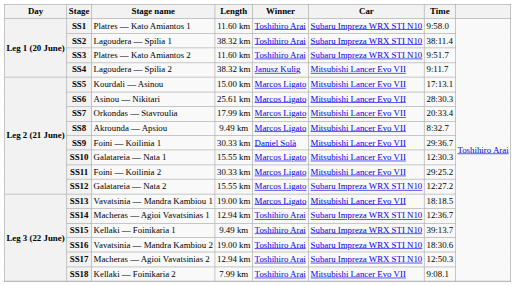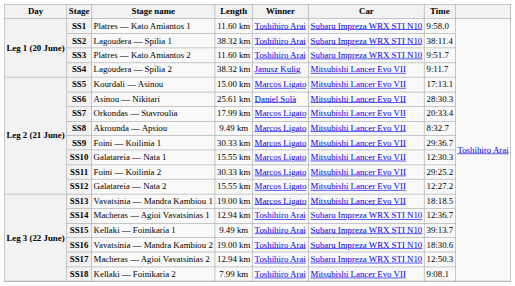(280, 98) Marcos Ligato -> (275, 98) Daniel Solà
(275, 142) Daniel Solà -> (280, 142) Marcos Ligato
(366, 186) Subaru Impreza WRX STI N10 -> (358, 186) Mitsubishi Lancer Evo VII
